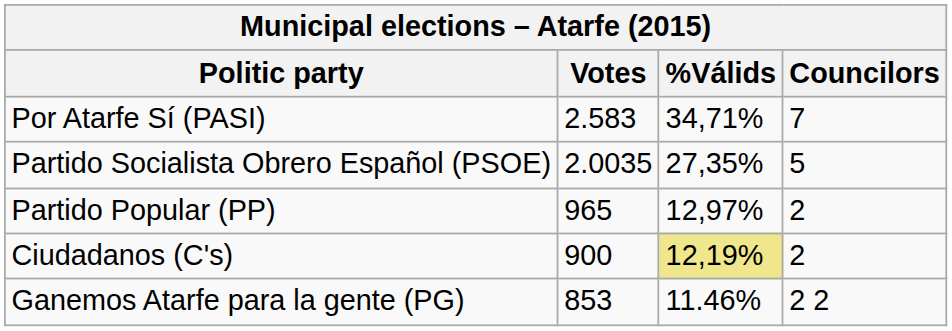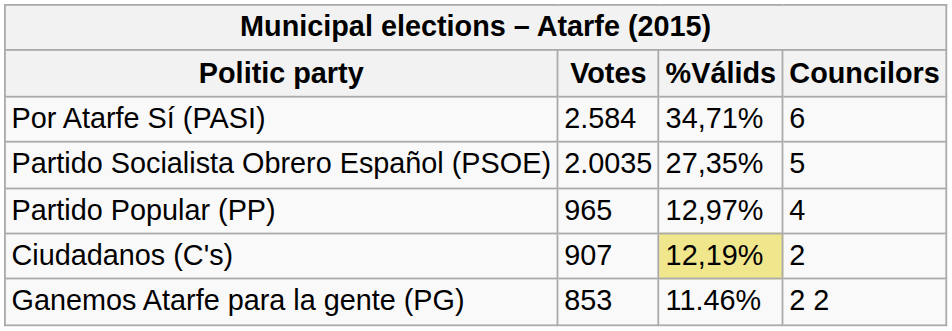(600, 118) 2.583 -> (600, 118) 2.584
(797, 118) 7 -> (797, 118) 6
(797, 210) 2 -> (797, 210) 4
(588, 255) 900 -> (588, 255) 907
